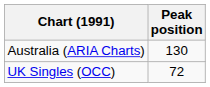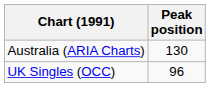(177, 72) 72 -> (177, 72) 96
